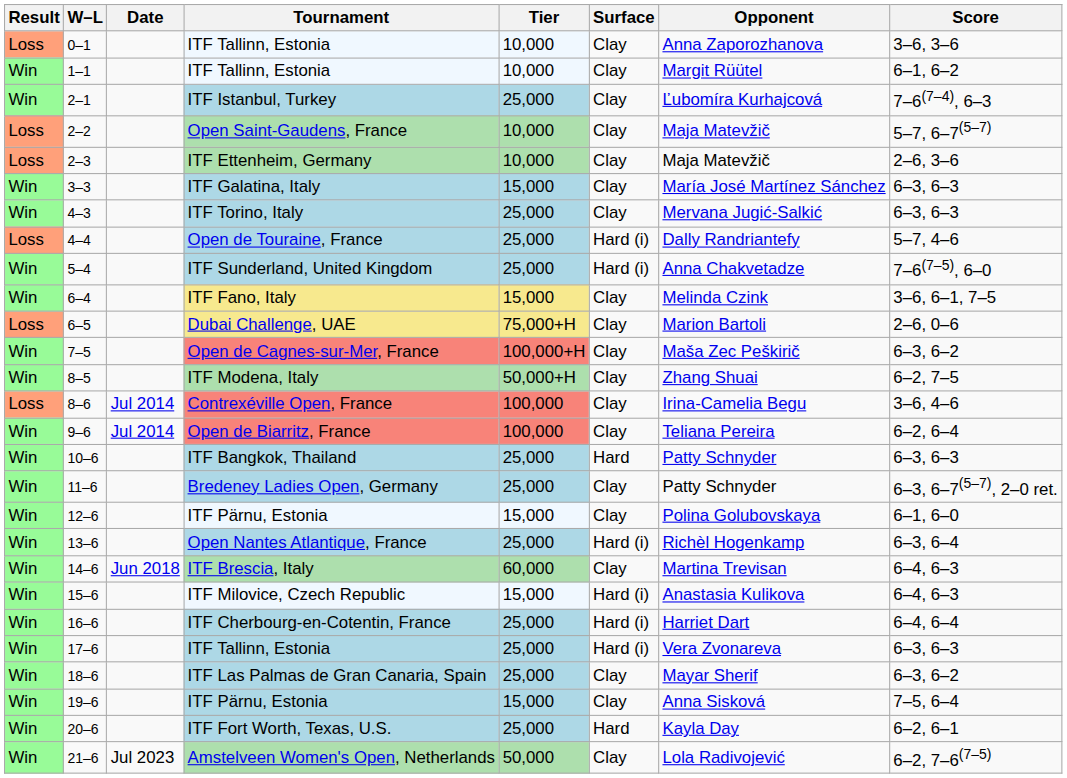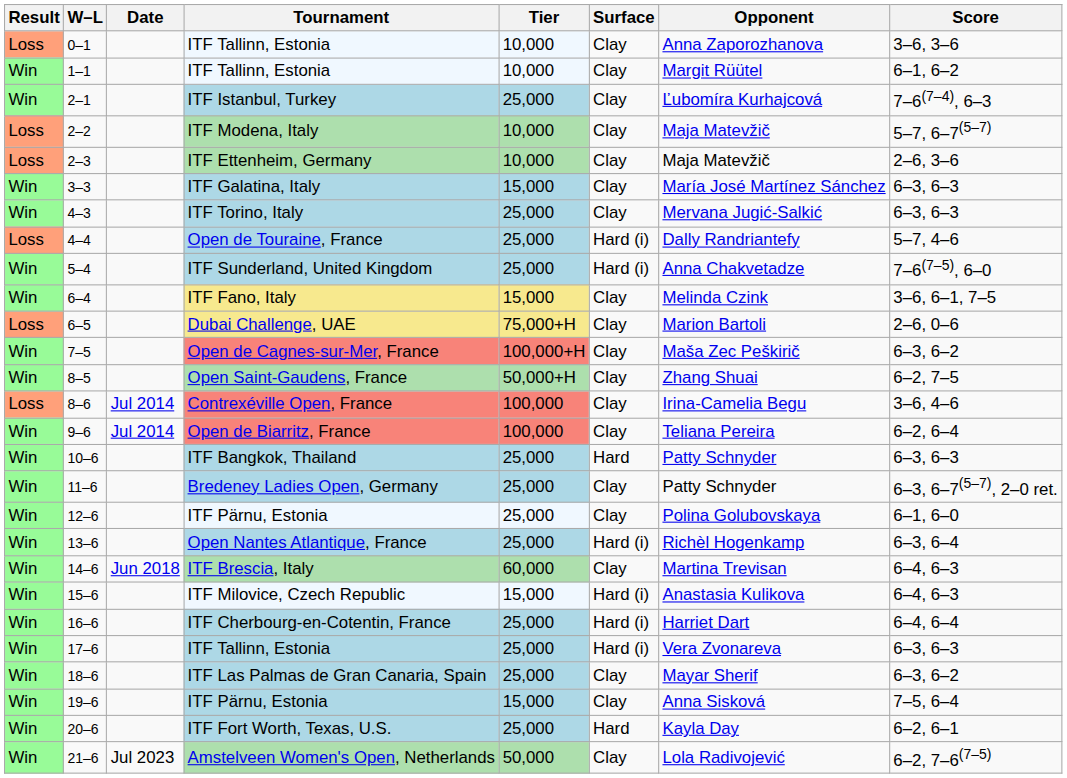(297, 131) Open Saint-Gaudens, France -> (253, 131) ITF Modena, Italy
(253, 377) ITF Modena, Italy -> (297, 377) Open Saint-Gaudens, France
(528, 515) 15,000 -> (528, 515) 25,000
